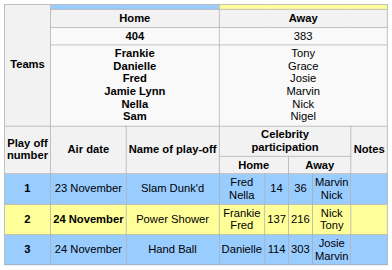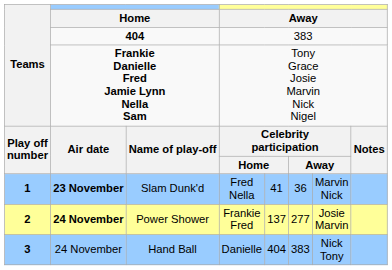(88, 189) normal -> (88, 189) bold
(277, 189) 14 -> (277, 189) 41
(300, 219) 216 -> (300, 219) 277
(332, 219) Nick Tony -> (332, 219) Josie Marvin
(277, 249) 114 -> (277, 249) 404
(300, 249) 303 -> (300, 249) 383
(332, 249) Josie Marvin -> (332, 249) Nick Tony
